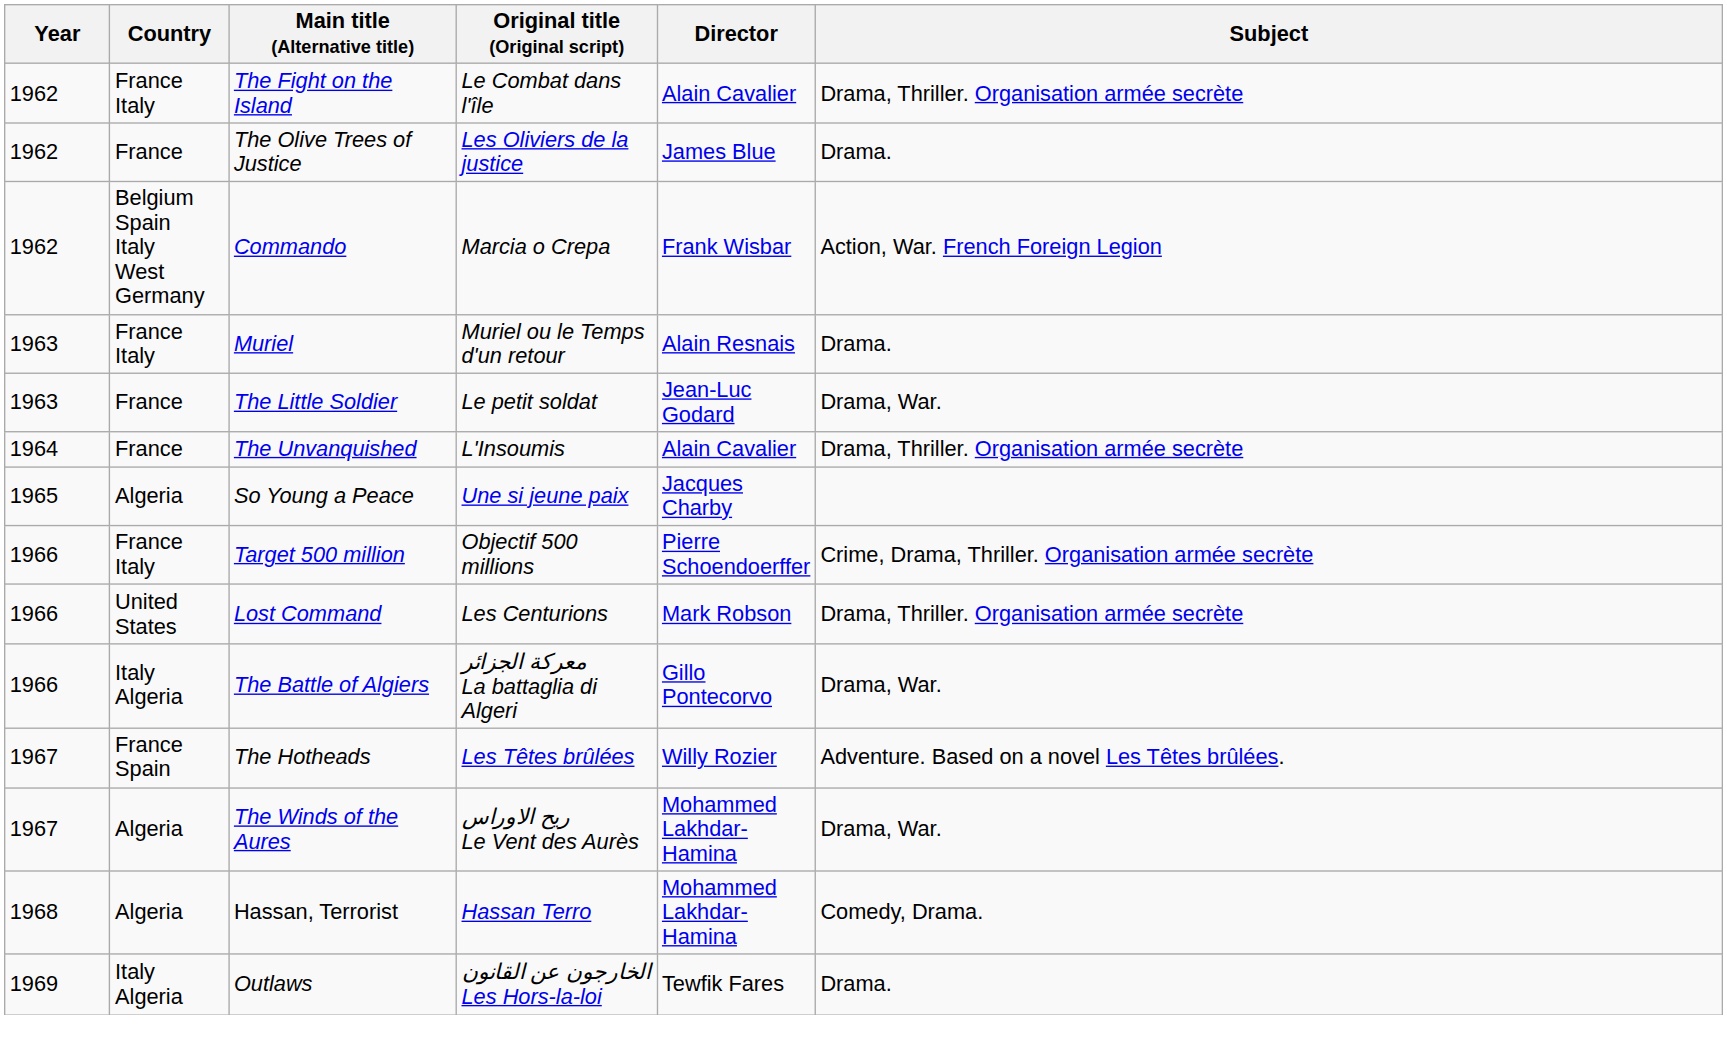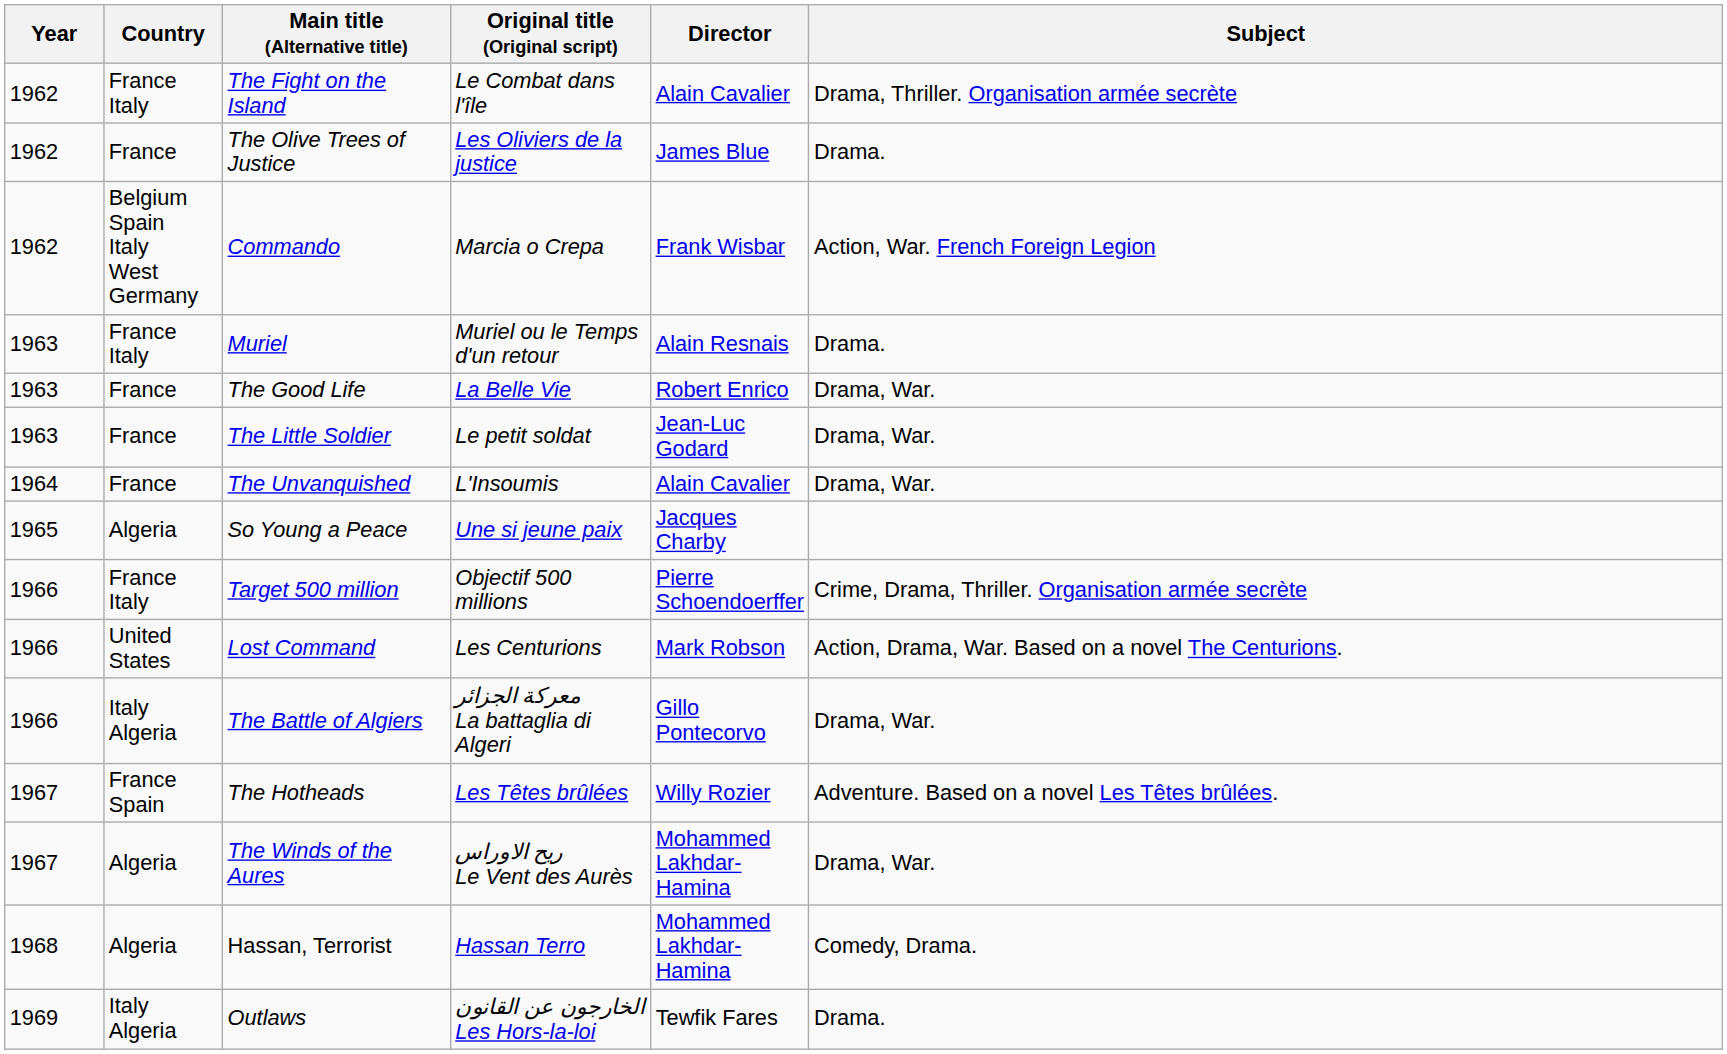+ row: (297, 390)
(1032, 449) Drama, Thriller. Organisation armée secrète -> (875, 483) Drama, War.
(1032, 613) Drama, Thriller. Organisation armée secrète -> (1078, 648) Action, Drama, War. Based on a novel The Centurions.
